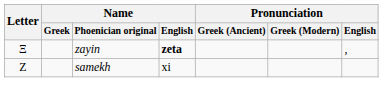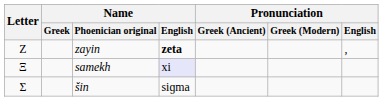(23, 49) Ξ -> (23, 49) Ζ
(23, 67) Ζ -> (23, 67) Ξ
(166, 67) no background -> (166, 67) lavender background
+ row: (82, 86)
